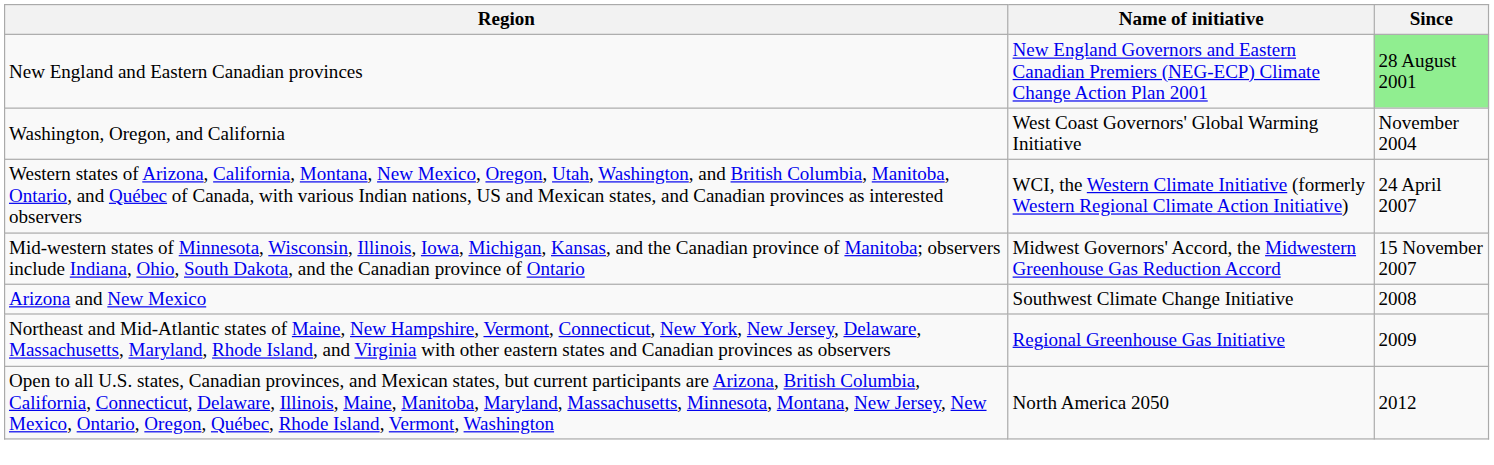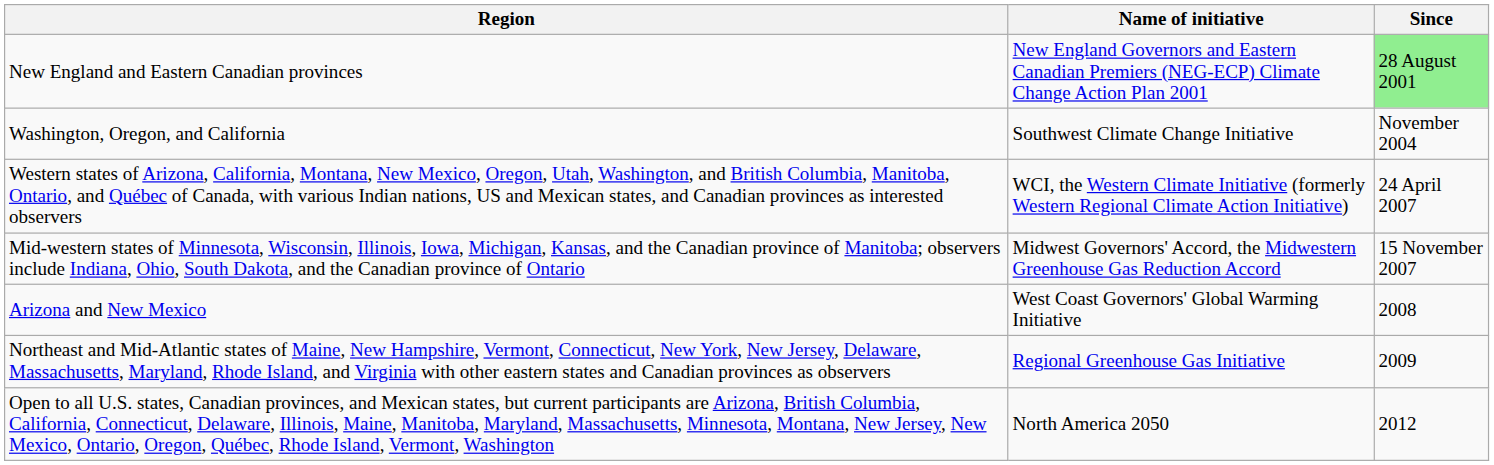(1165, 133) West Coast Governors' Global Warming Initiative -> (1153, 133) Southwest Climate Change Initiative
(1153, 299) Southwest Climate Change Initiative -> (1165, 309) West Coast Governors' Global Warming Initiative
